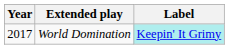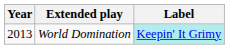(20, 34) 2017 -> (20, 34) 2013
